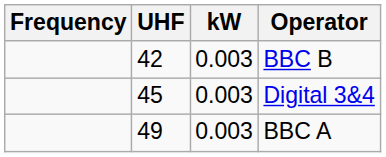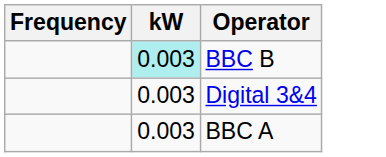- column: (161, 22)
(224, 59) no background -> (166, 59) paleturquoise background
